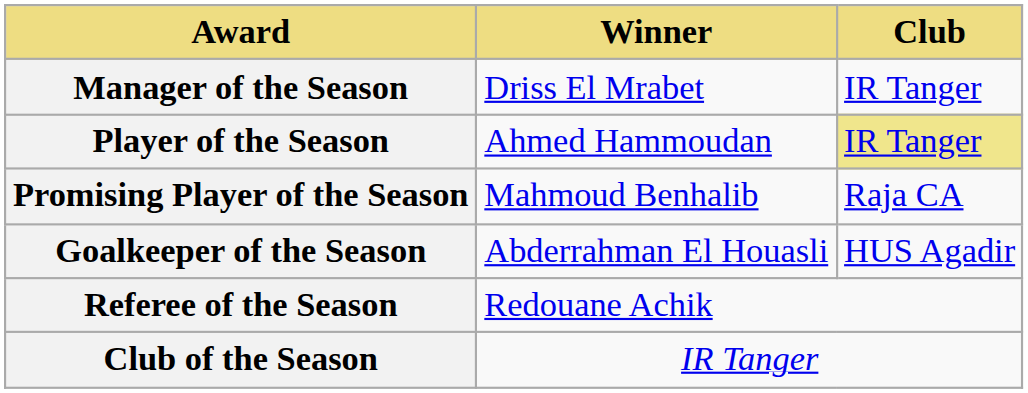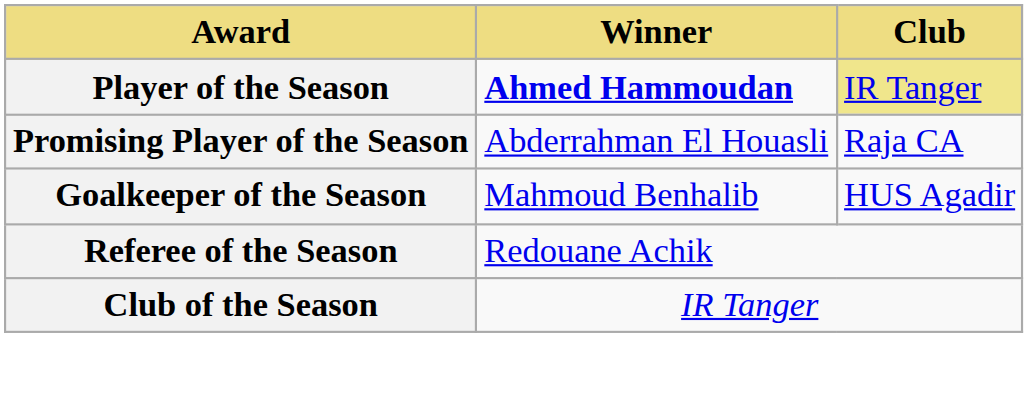- row: (241, 86)
(628, 140) normal -> (639, 86) bold
(621, 195) Mahmoud Benhalib -> (656, 140) Abderrahman El Houasli
(656, 250) Abderrahman El Houasli -> (621, 195) Mahmoud Benhalib
